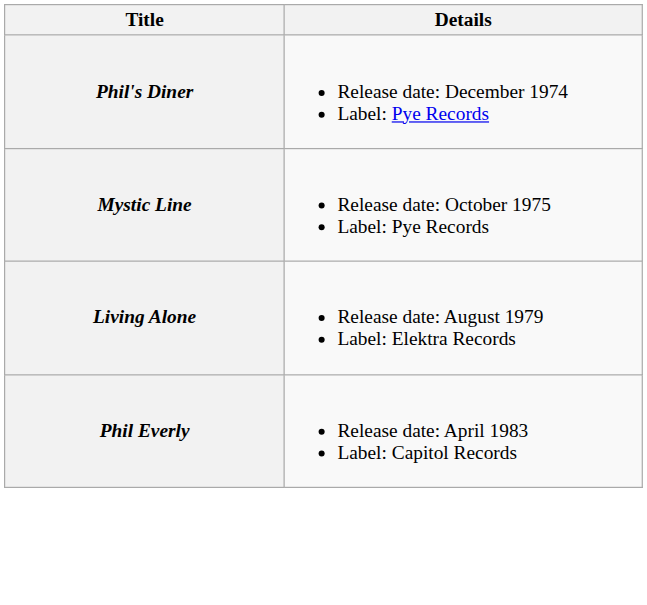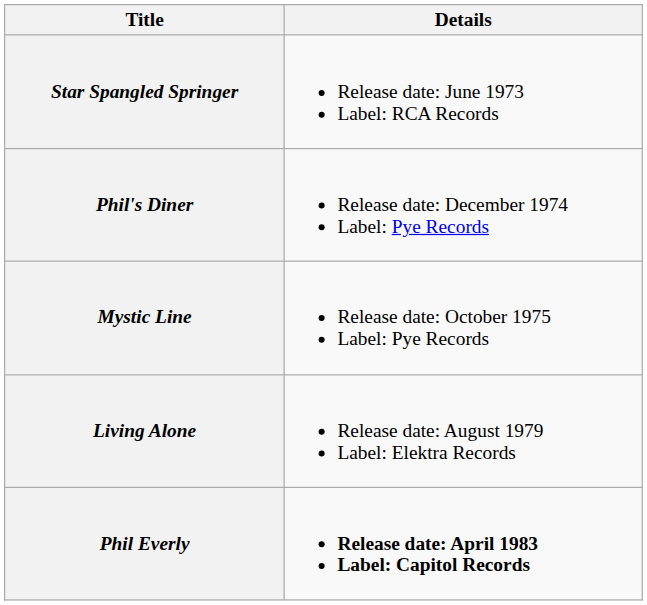+ row: (145, 91)
(463, 442) normal -> (463, 555) bold
